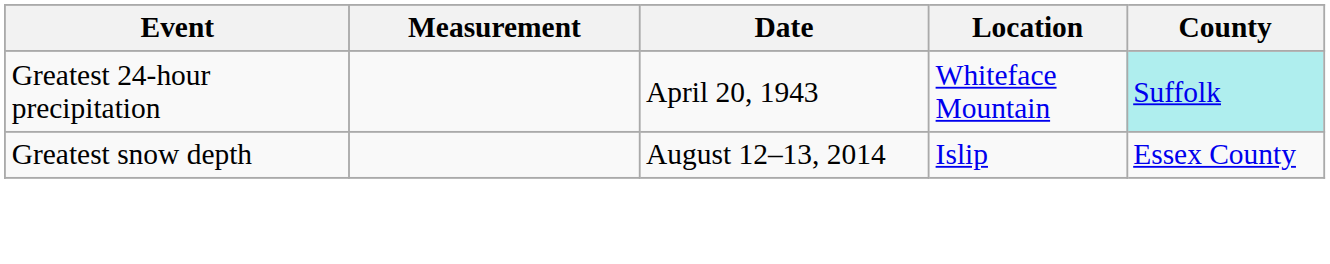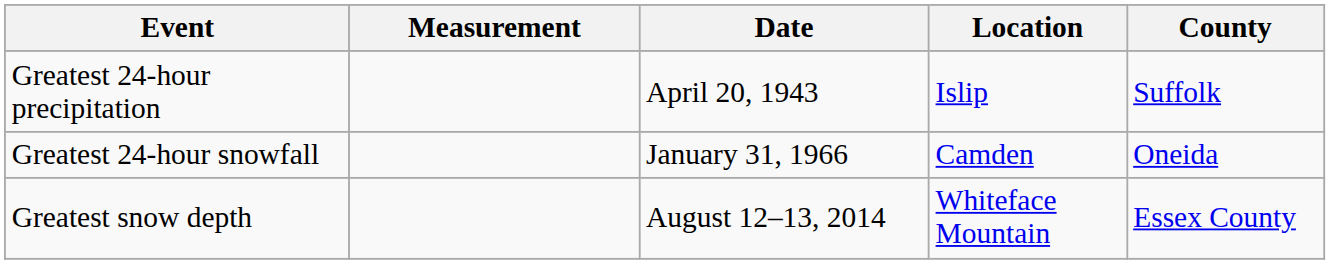(996, 91) Whiteface Mountain -> (962, 91) Islip
(1177, 91) paleturquoise background -> (1177, 91) no background
+ row: (165, 154)
(962, 154) Islip -> (996, 217) Whiteface Mountain
